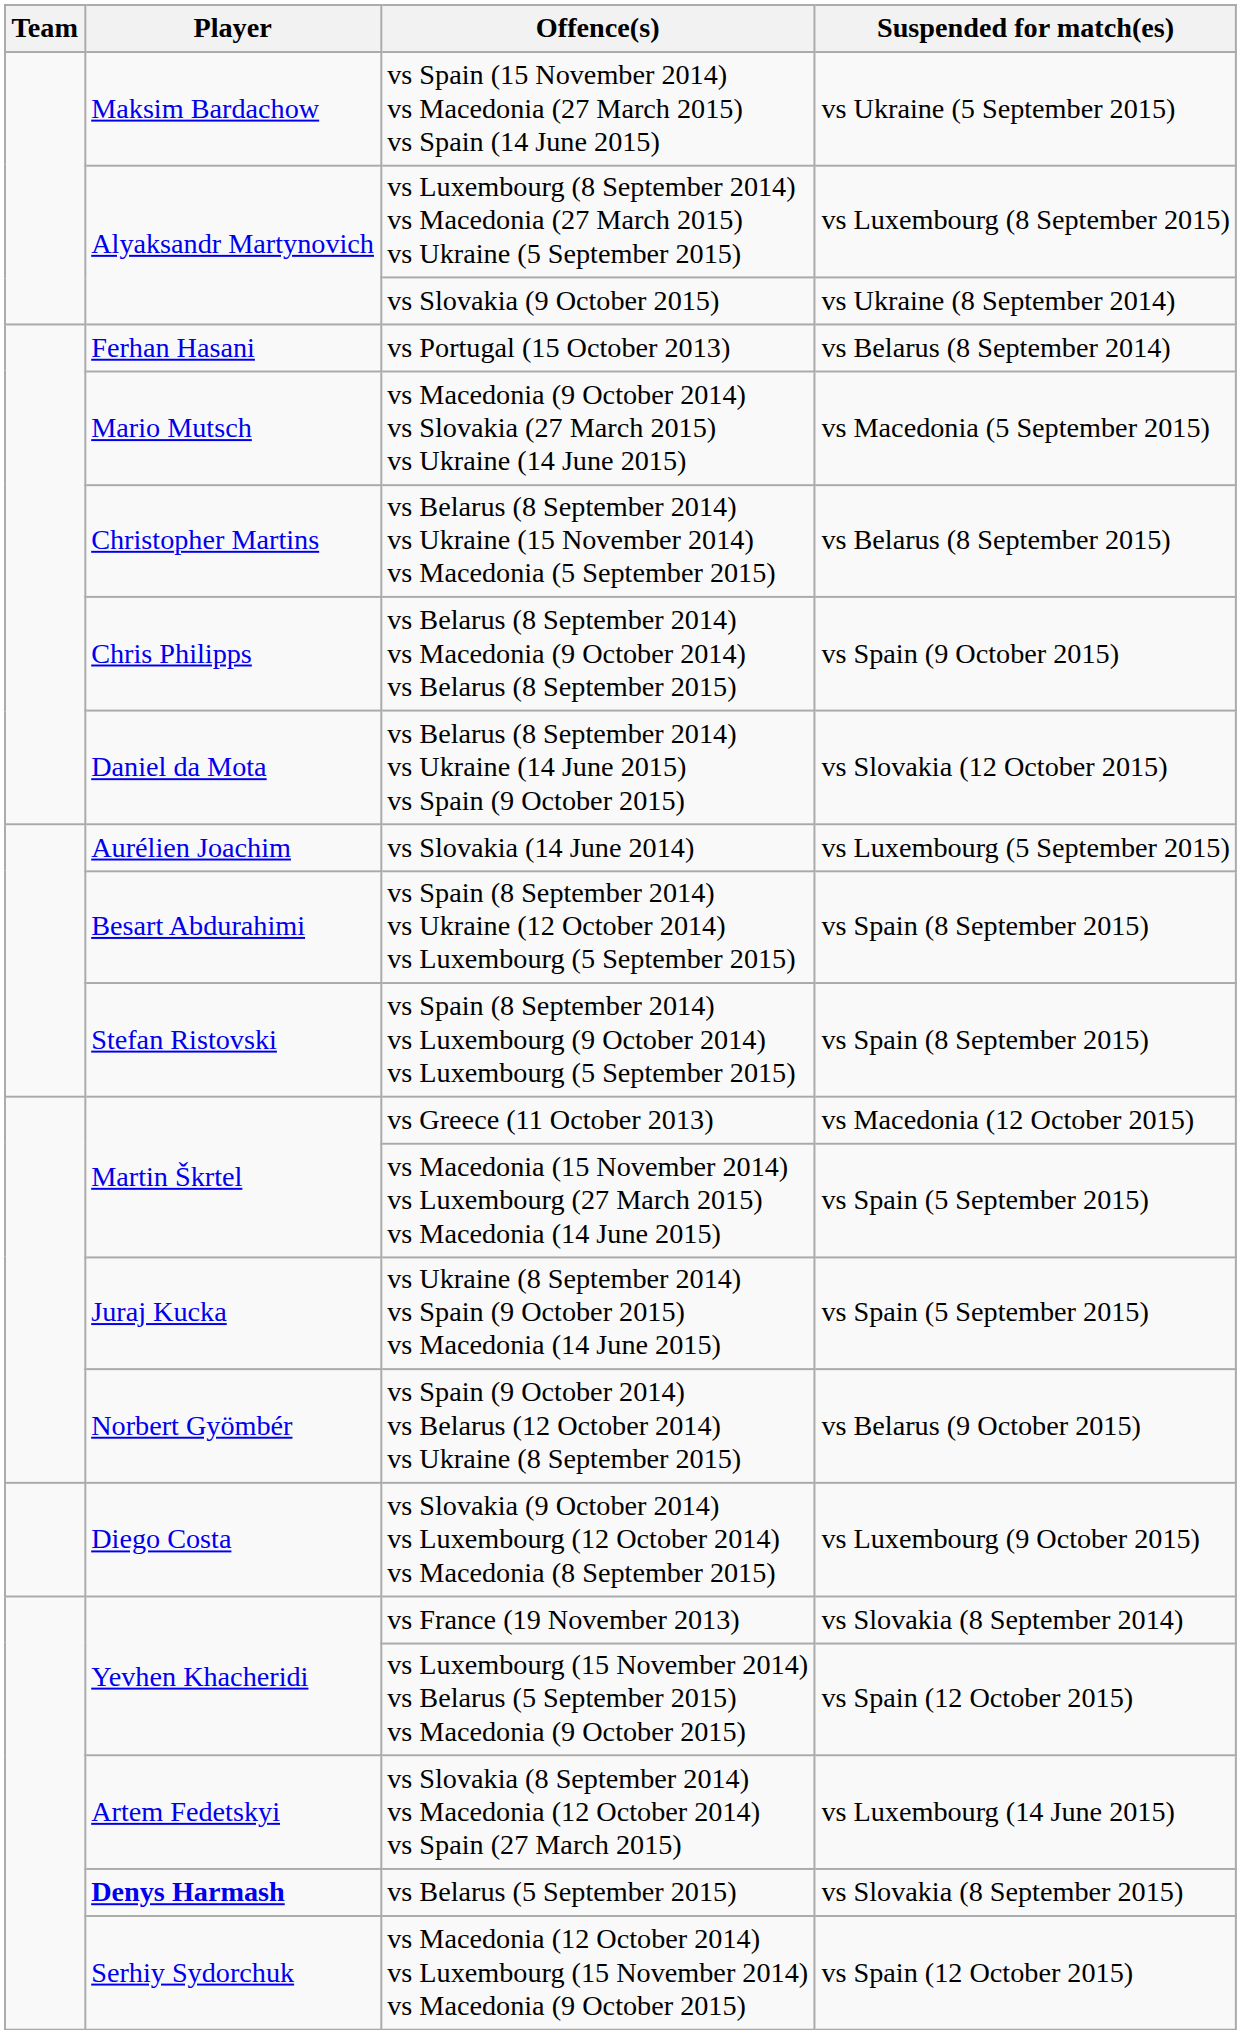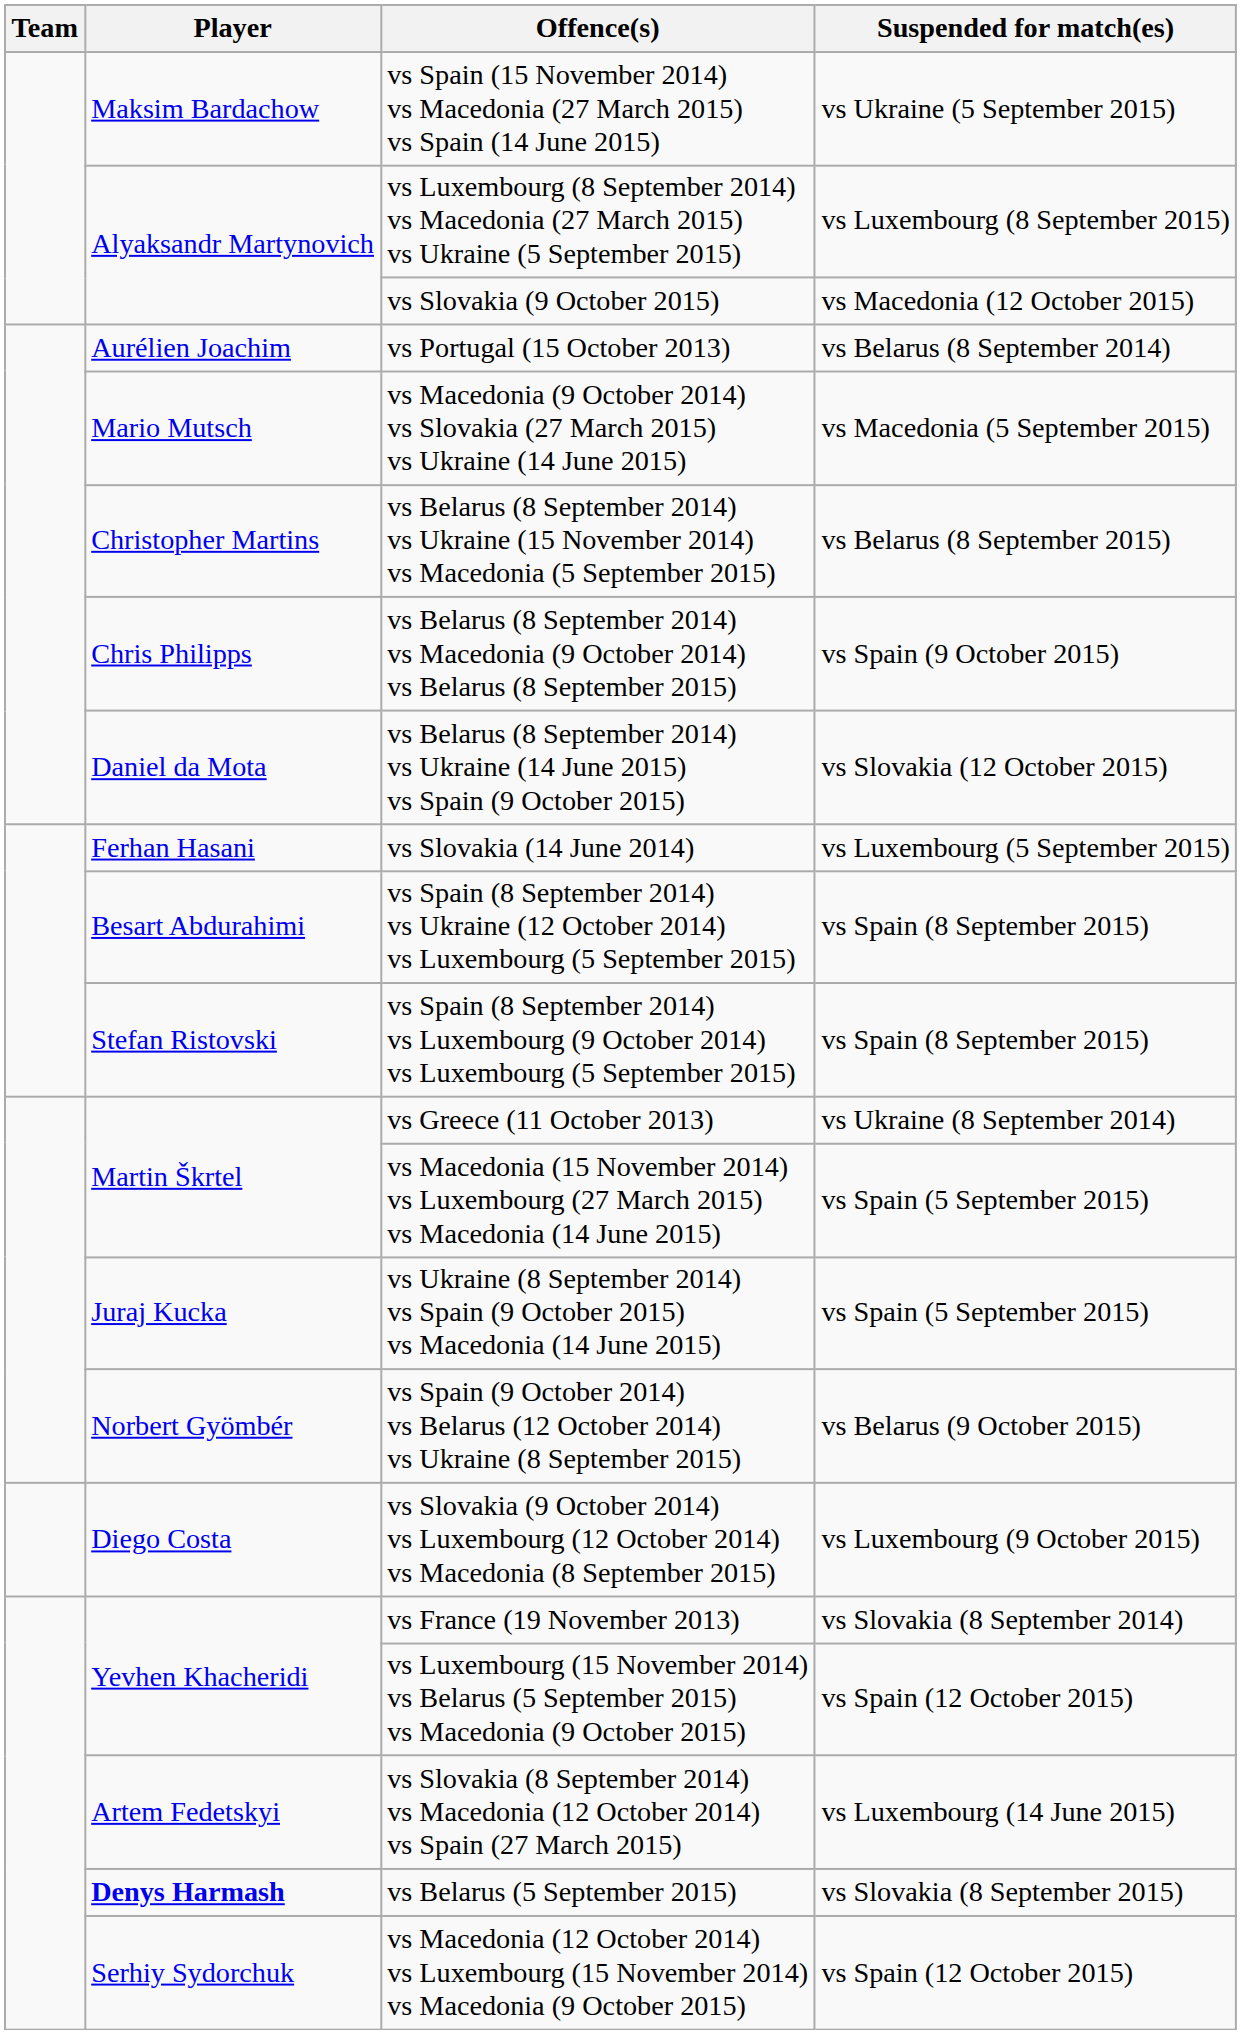(998, 301) vs Ukraine (8 September 2014) -> (1008, 301) vs Macedonia (12 October 2015)
(173, 347) Ferhan Hasani -> (191, 347) Aurélien Joachim
(191, 846) Aurélien Joachim -> (173, 846) Ferhan Hasani
(1008, 1119) vs Macedonia (12 October 2015) -> (998, 1119) vs Ukraine (8 September 2014)
